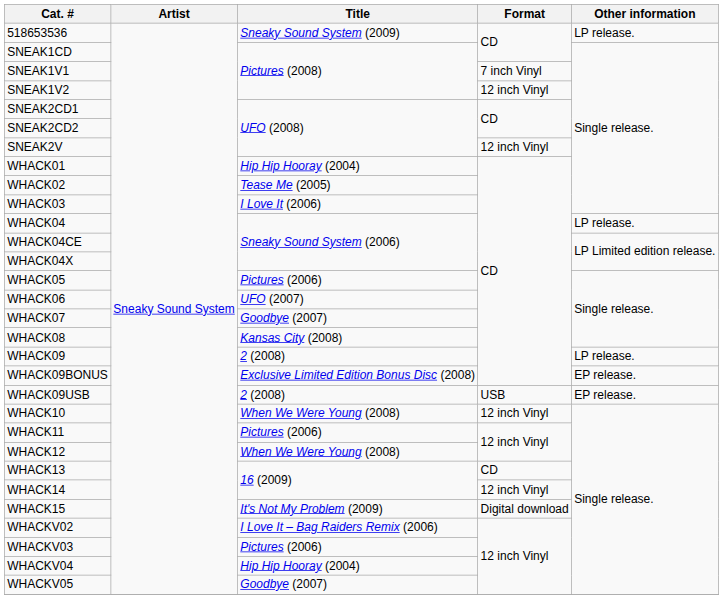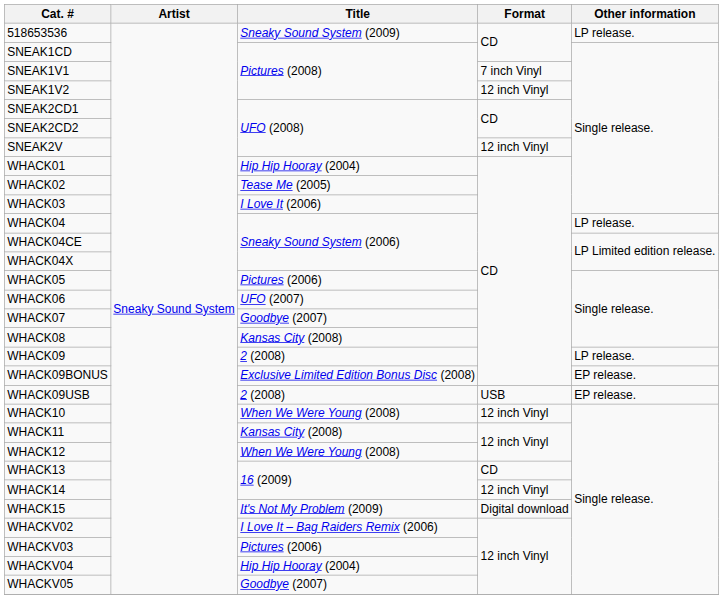(281, 432) Pictures (2006) -> (291, 432) Kansas City (2008)
